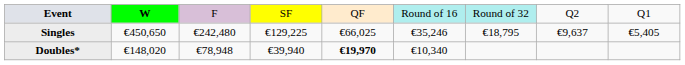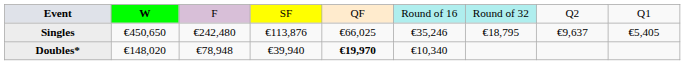(286, 32) €129,225 -> (286, 32) €113,876
